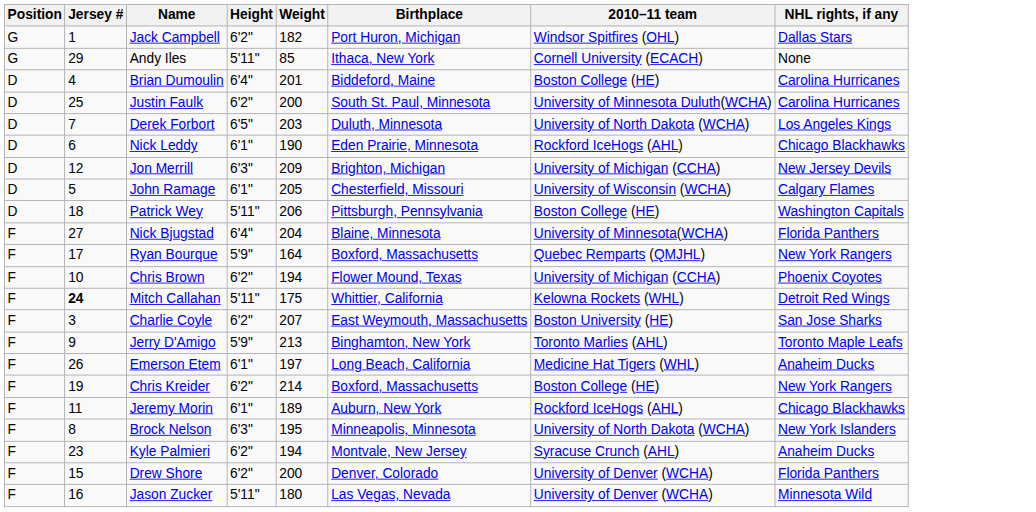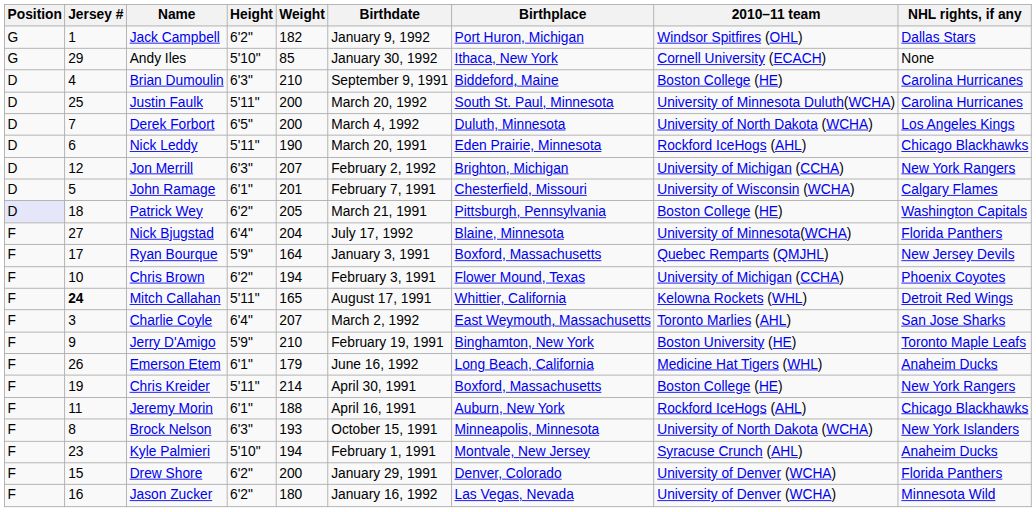+ column: (390, 15)
(245, 59) 5'11" -> (245, 59) 5'10"
(241, 80) 6'4" -> (241, 80) 6'3"
(291, 80) 201 -> (291, 80) 210
(241, 102) 6'2" -> (245, 102) 5'11"
(291, 124) 203 -> (291, 124) 200
(241, 146) 6'1" -> (245, 146) 5'11"
(291, 168) 209 -> (291, 168) 207
(835, 168) New Jersey Devils -> (958, 168) New York Rangers
(291, 189) 205 -> (291, 189) 201
(13, 211) no background -> (13, 211) lavender background
(245, 211) 5'11" -> (241, 211) 6'2"
(291, 211) 206 -> (291, 211) 205
(835, 255) New York Rangers -> (958, 255) New Jersey Devils
(291, 299) 175 -> (291, 299) 165
(241, 320) 6'2" -> (241, 320) 6'4"
(603, 320) Boston University (HE) -> (724, 320) Toronto Marlies (AHL)
(291, 342) 213 -> (291, 342) 210
(601, 342) Toronto Marlies (AHL) -> (727, 342) Boston University (HE)
(291, 364) 197 -> (291, 364) 179
(241, 386) 6'2" -> (245, 386) 5'11"
(291, 408) 189 -> (291, 408) 188
(291, 430) 195 -> (291, 430) 193
(241, 451) 6'2" -> (245, 451) 5'10"
(245, 495) 5'11" -> (241, 495) 6'2"
